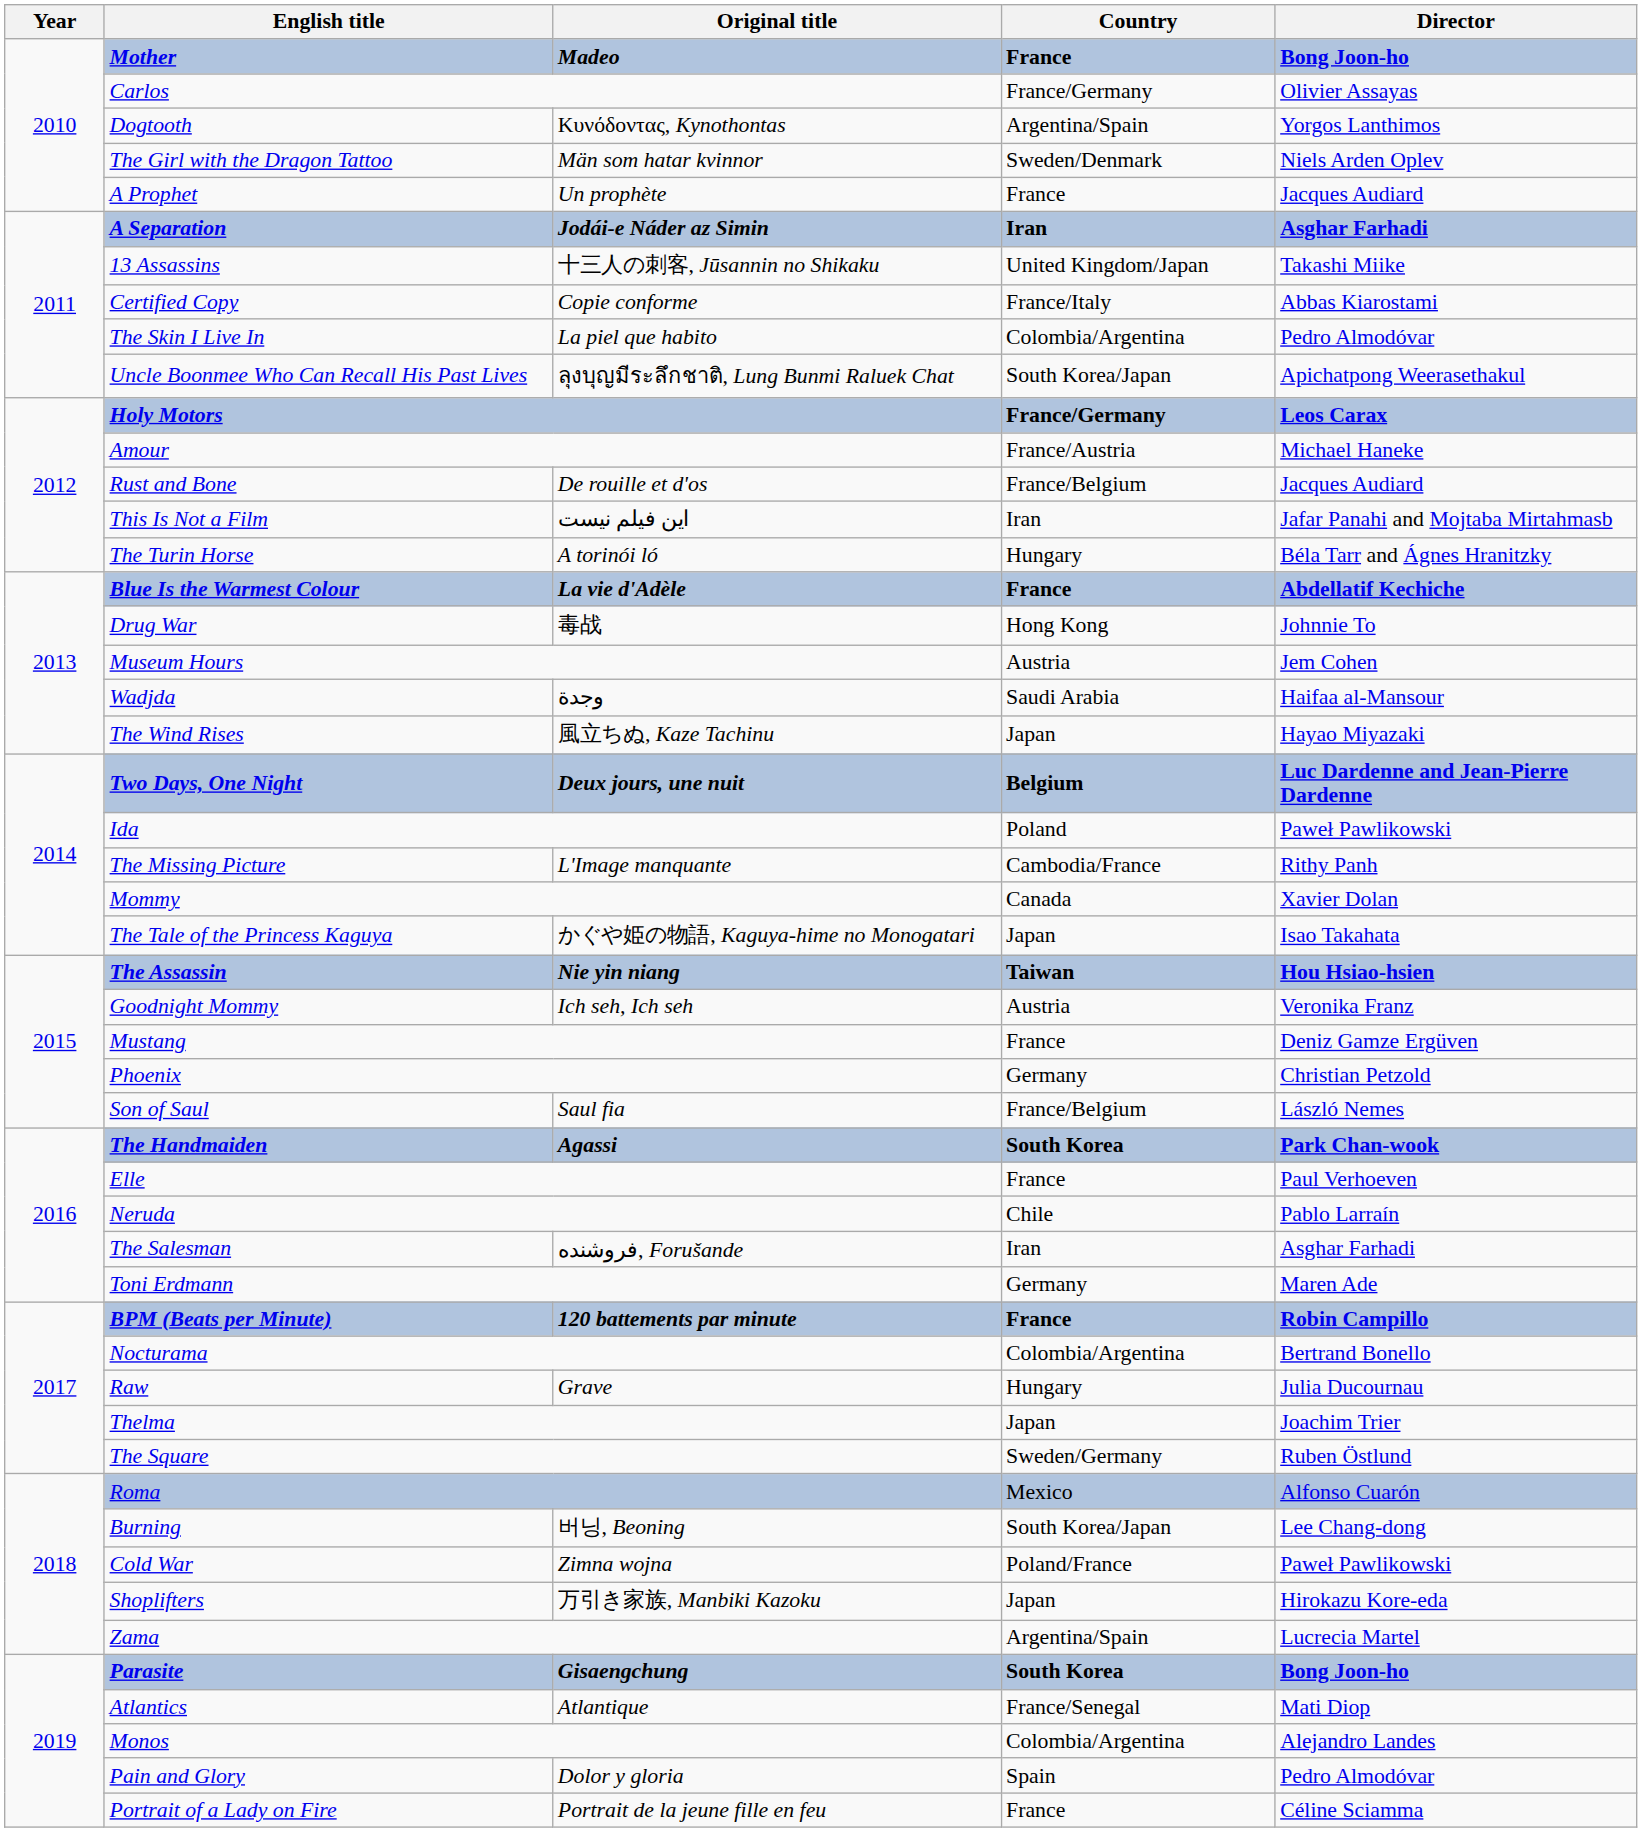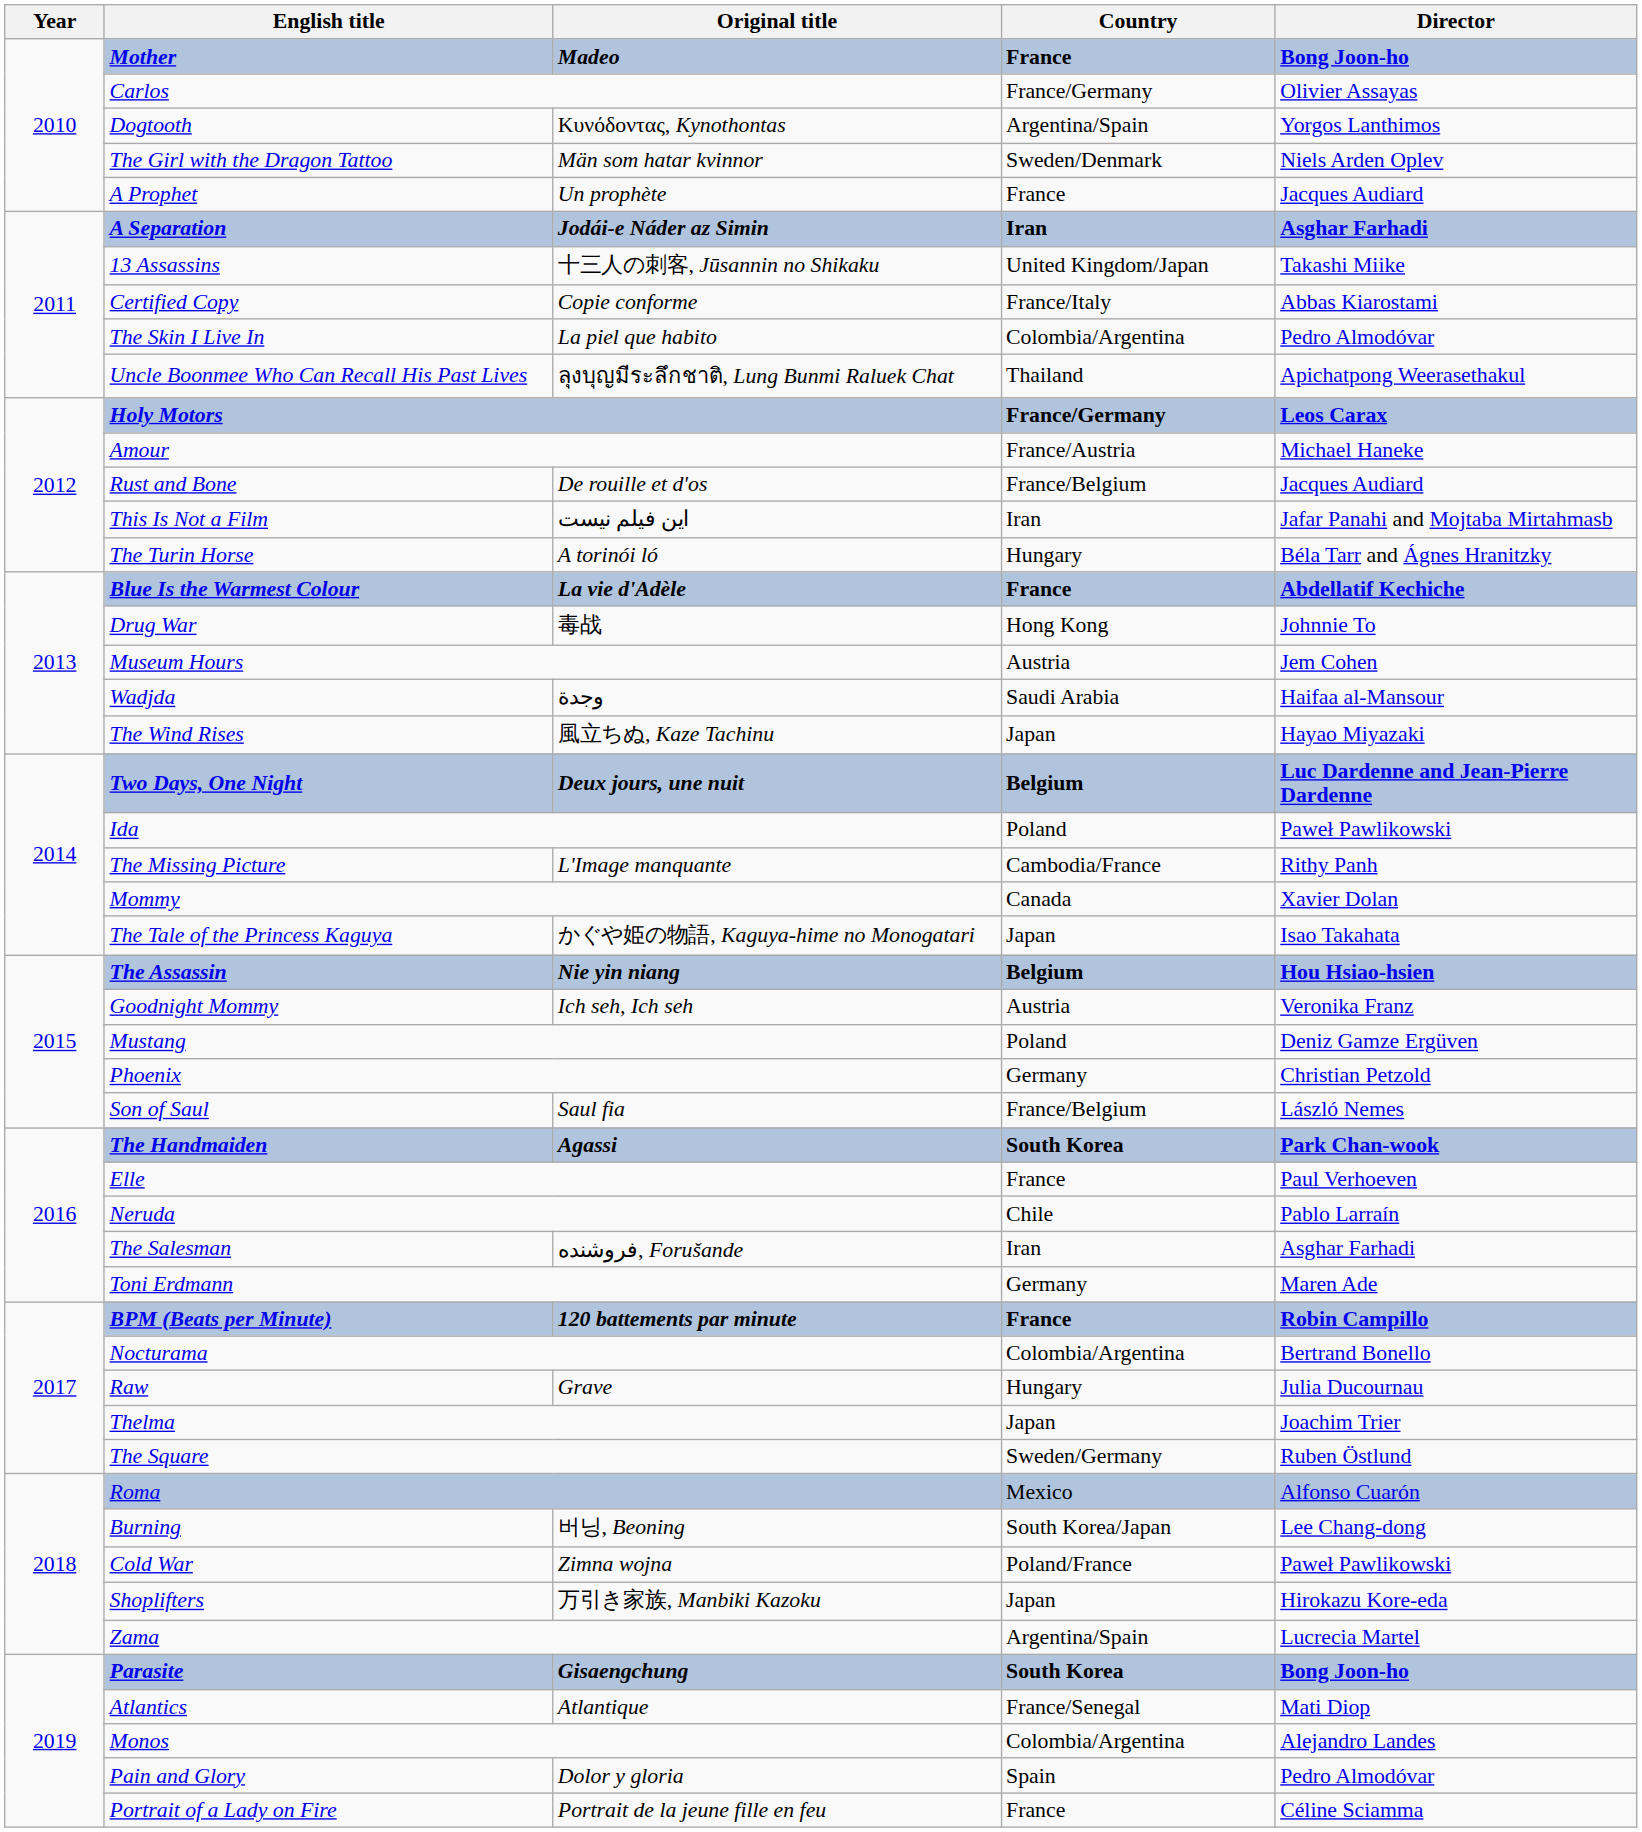(1089, 375) South Korea/Japan -> (1045, 375) Thailand
(1040, 972) Taiwan -> (1045, 972) Belgium
(1036, 1041) France -> (1036, 1041) Poland
